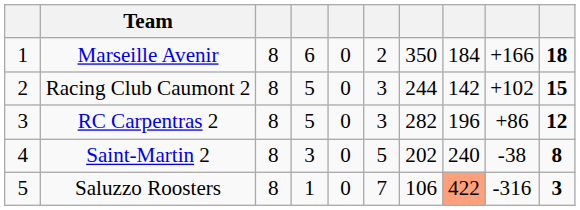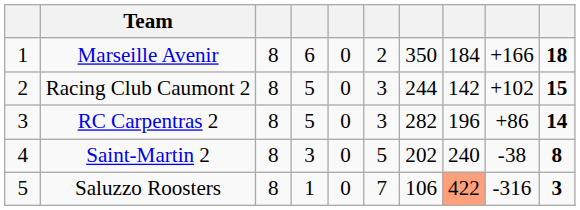(557, 121) 12 -> (557, 121) 14
